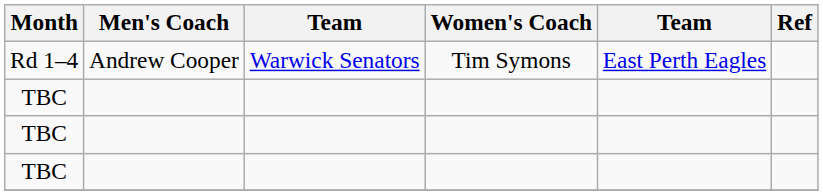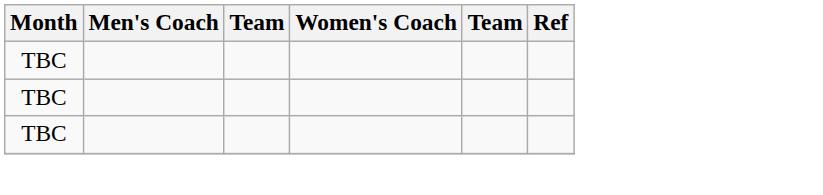- row: (44, 60)
